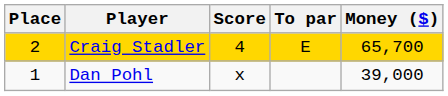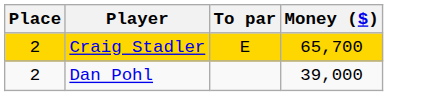- column: (240, 19)
(35, 76) 1 -> (35, 76) 2
